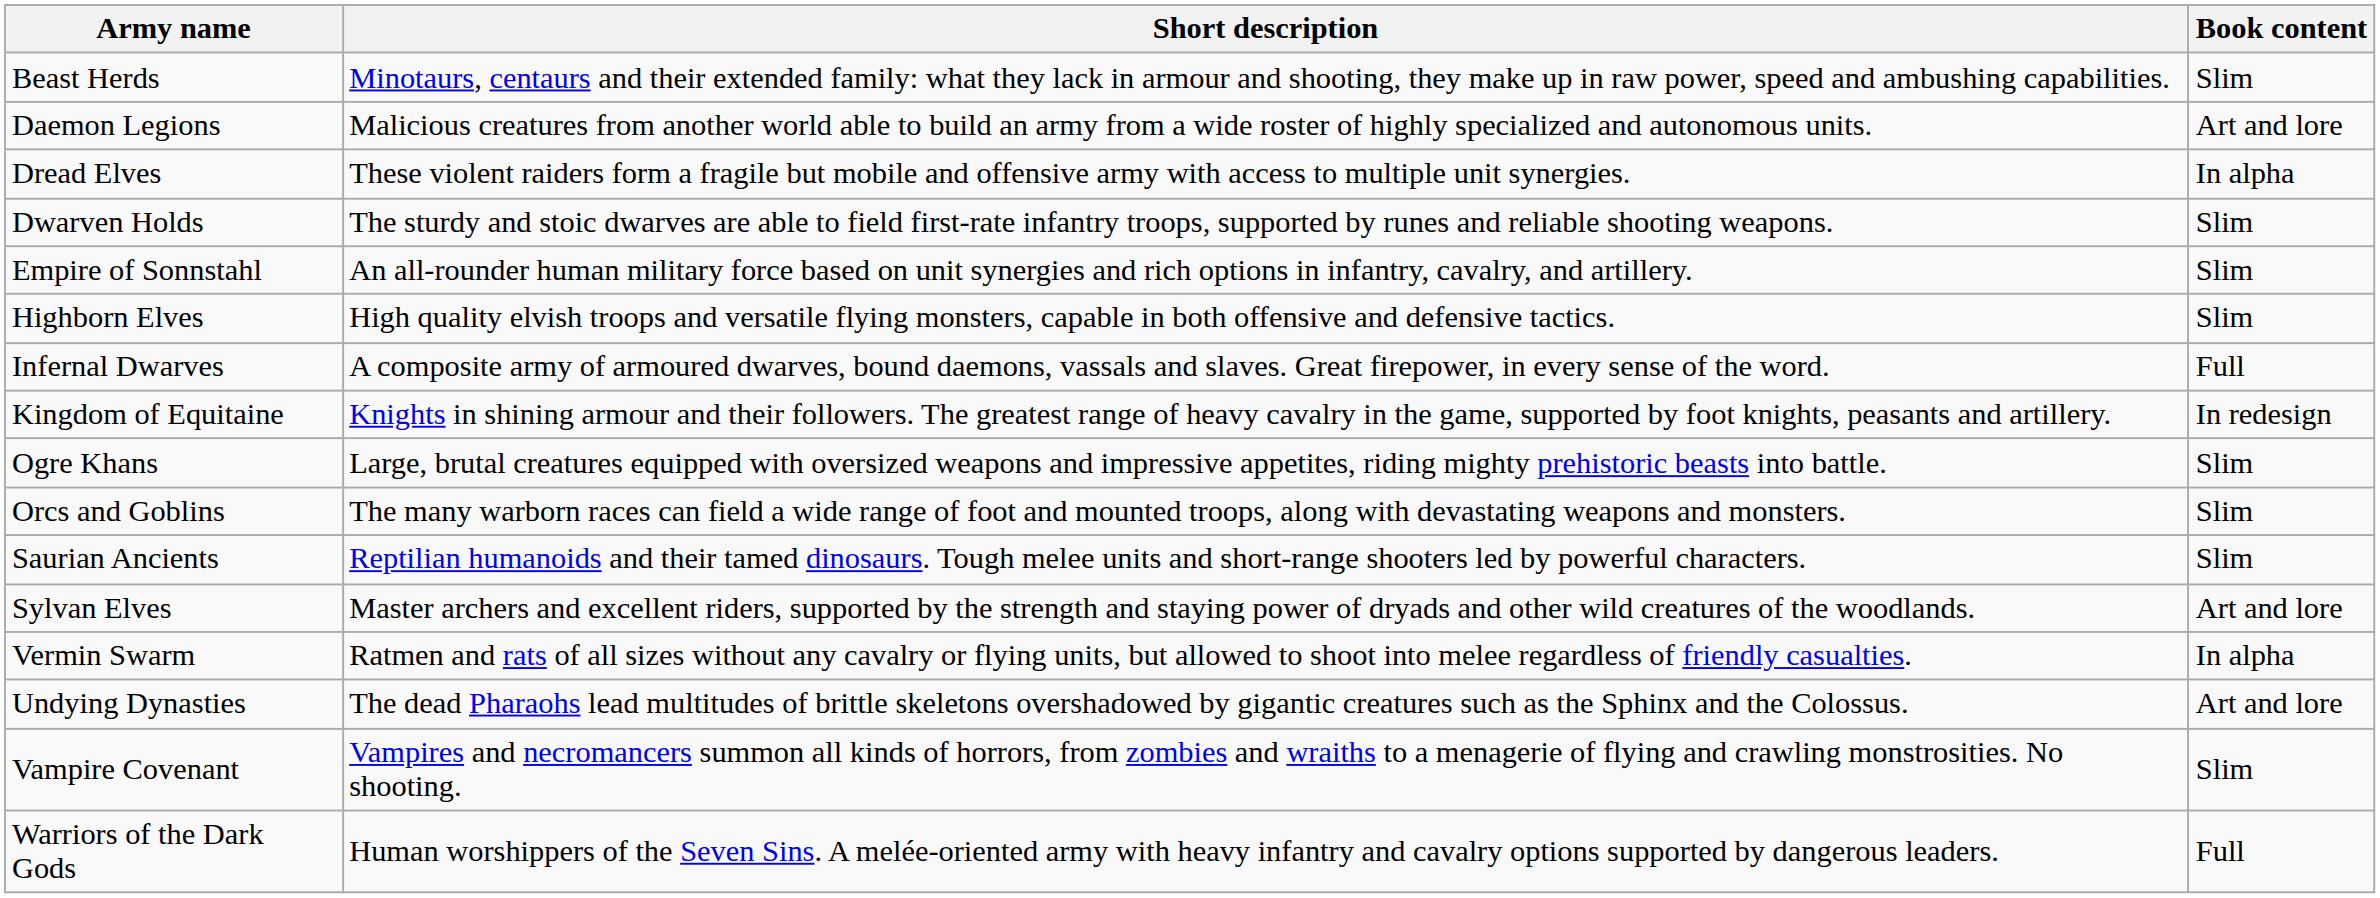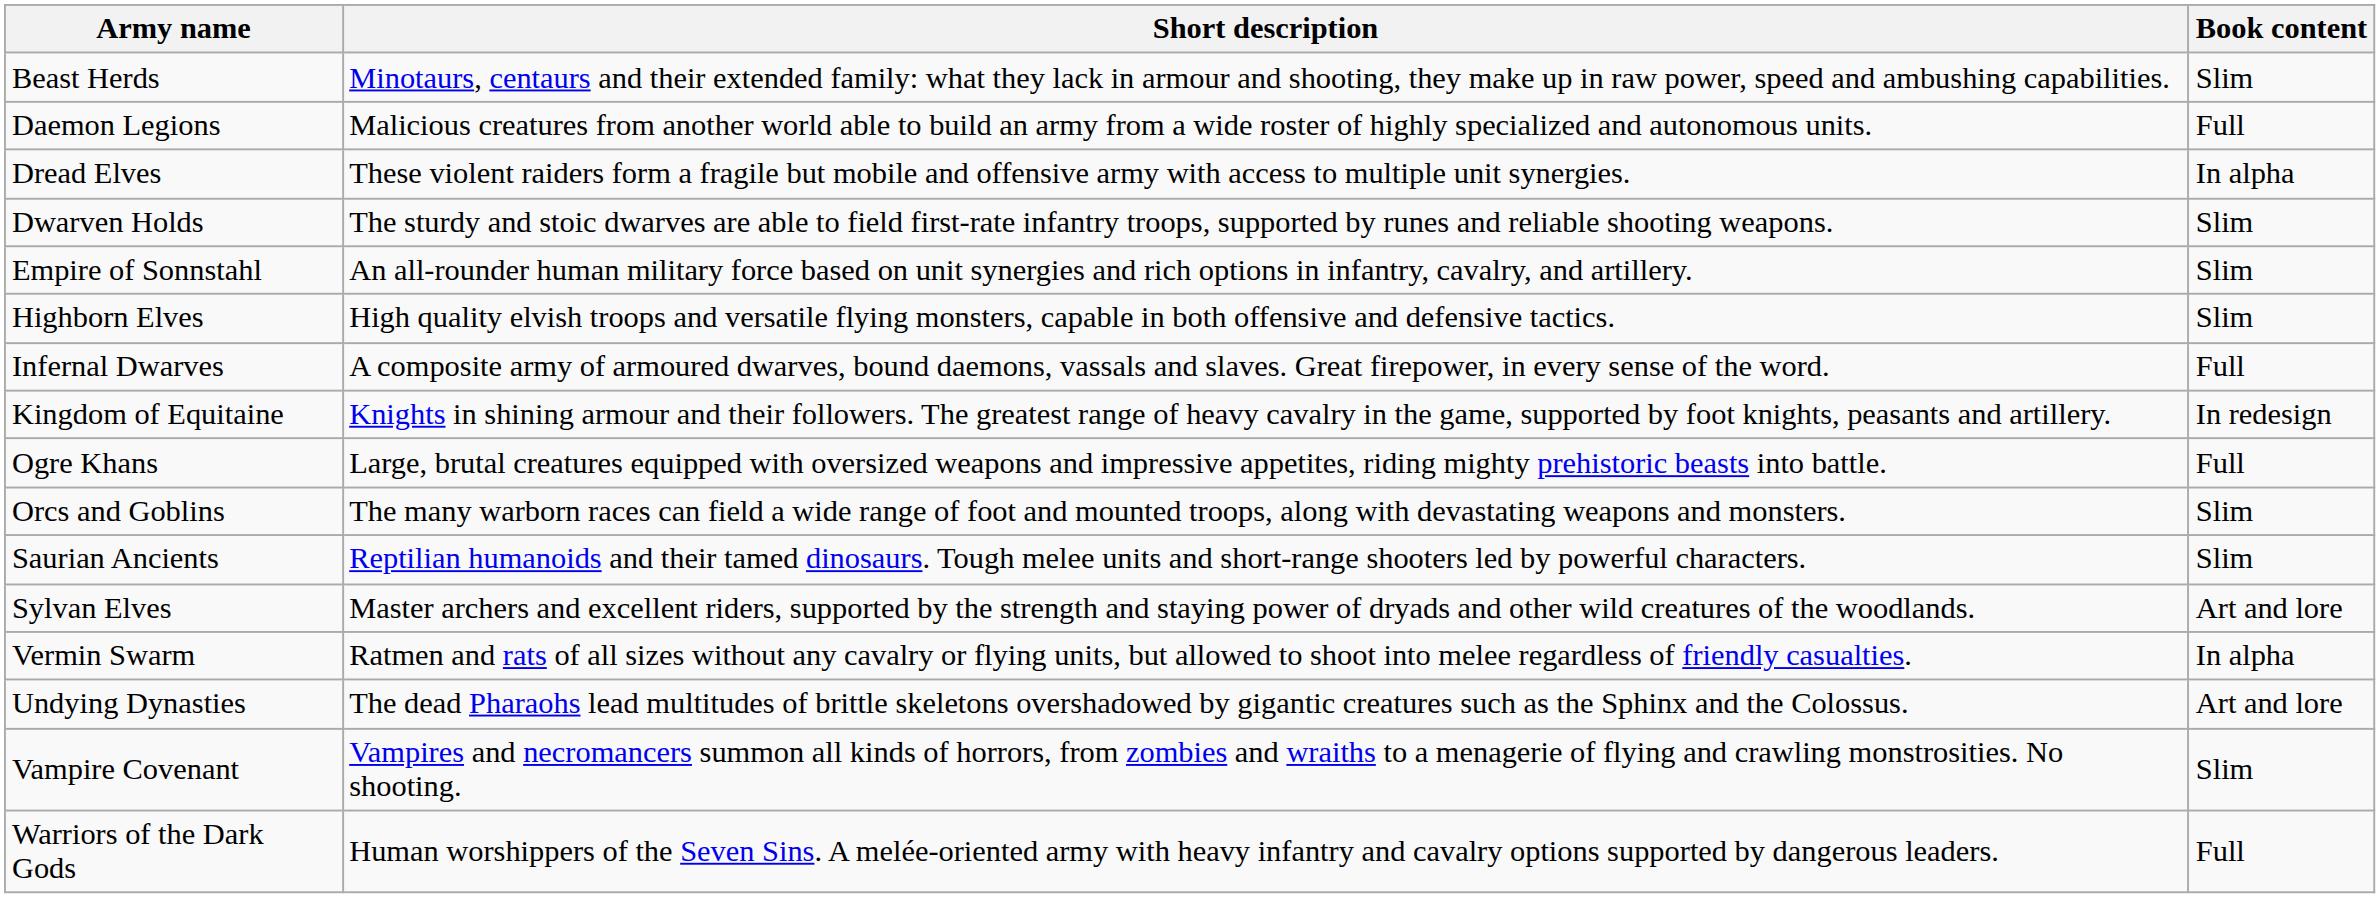(2269, 125) Art and lore -> (2220, 125) Full
(2225, 462) Slim -> (2220, 462) Full
